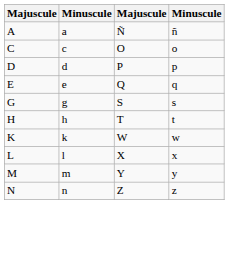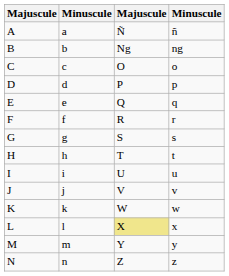+ row: (11, 48)
+ row: (10, 119)
+ row: (9, 173)
+ row: (9, 191)
(121, 155) no background -> (121, 226) khaki background
